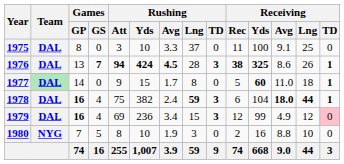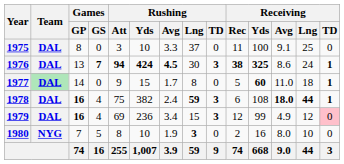(194, 64) 28 -> (194, 64) 30
(308, 64) 26 -> (308, 64) 24
(260, 99) 104 -> (260, 99) 108
(194, 133) normal -> (194, 133) bold
(284, 133) 8.8 -> (284, 133) 8.0
